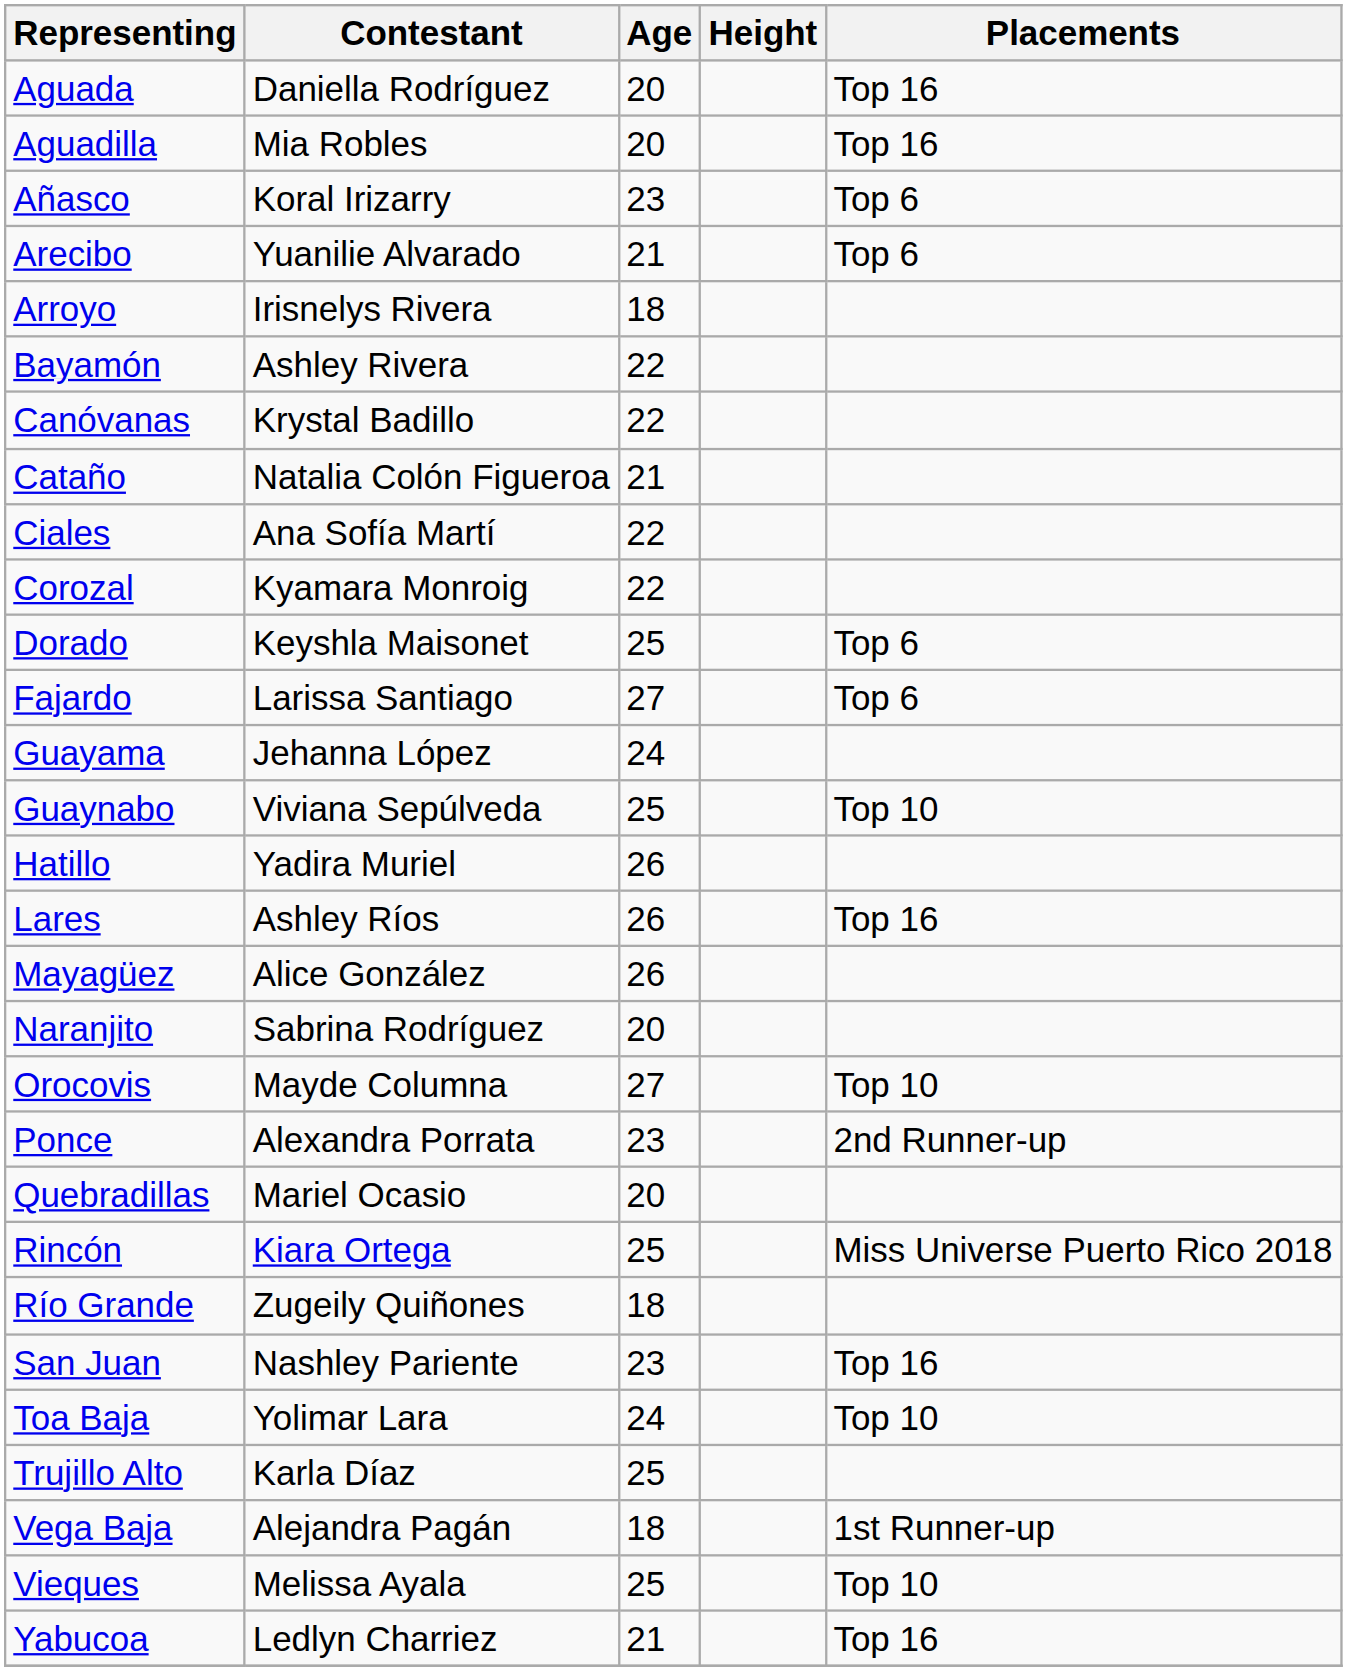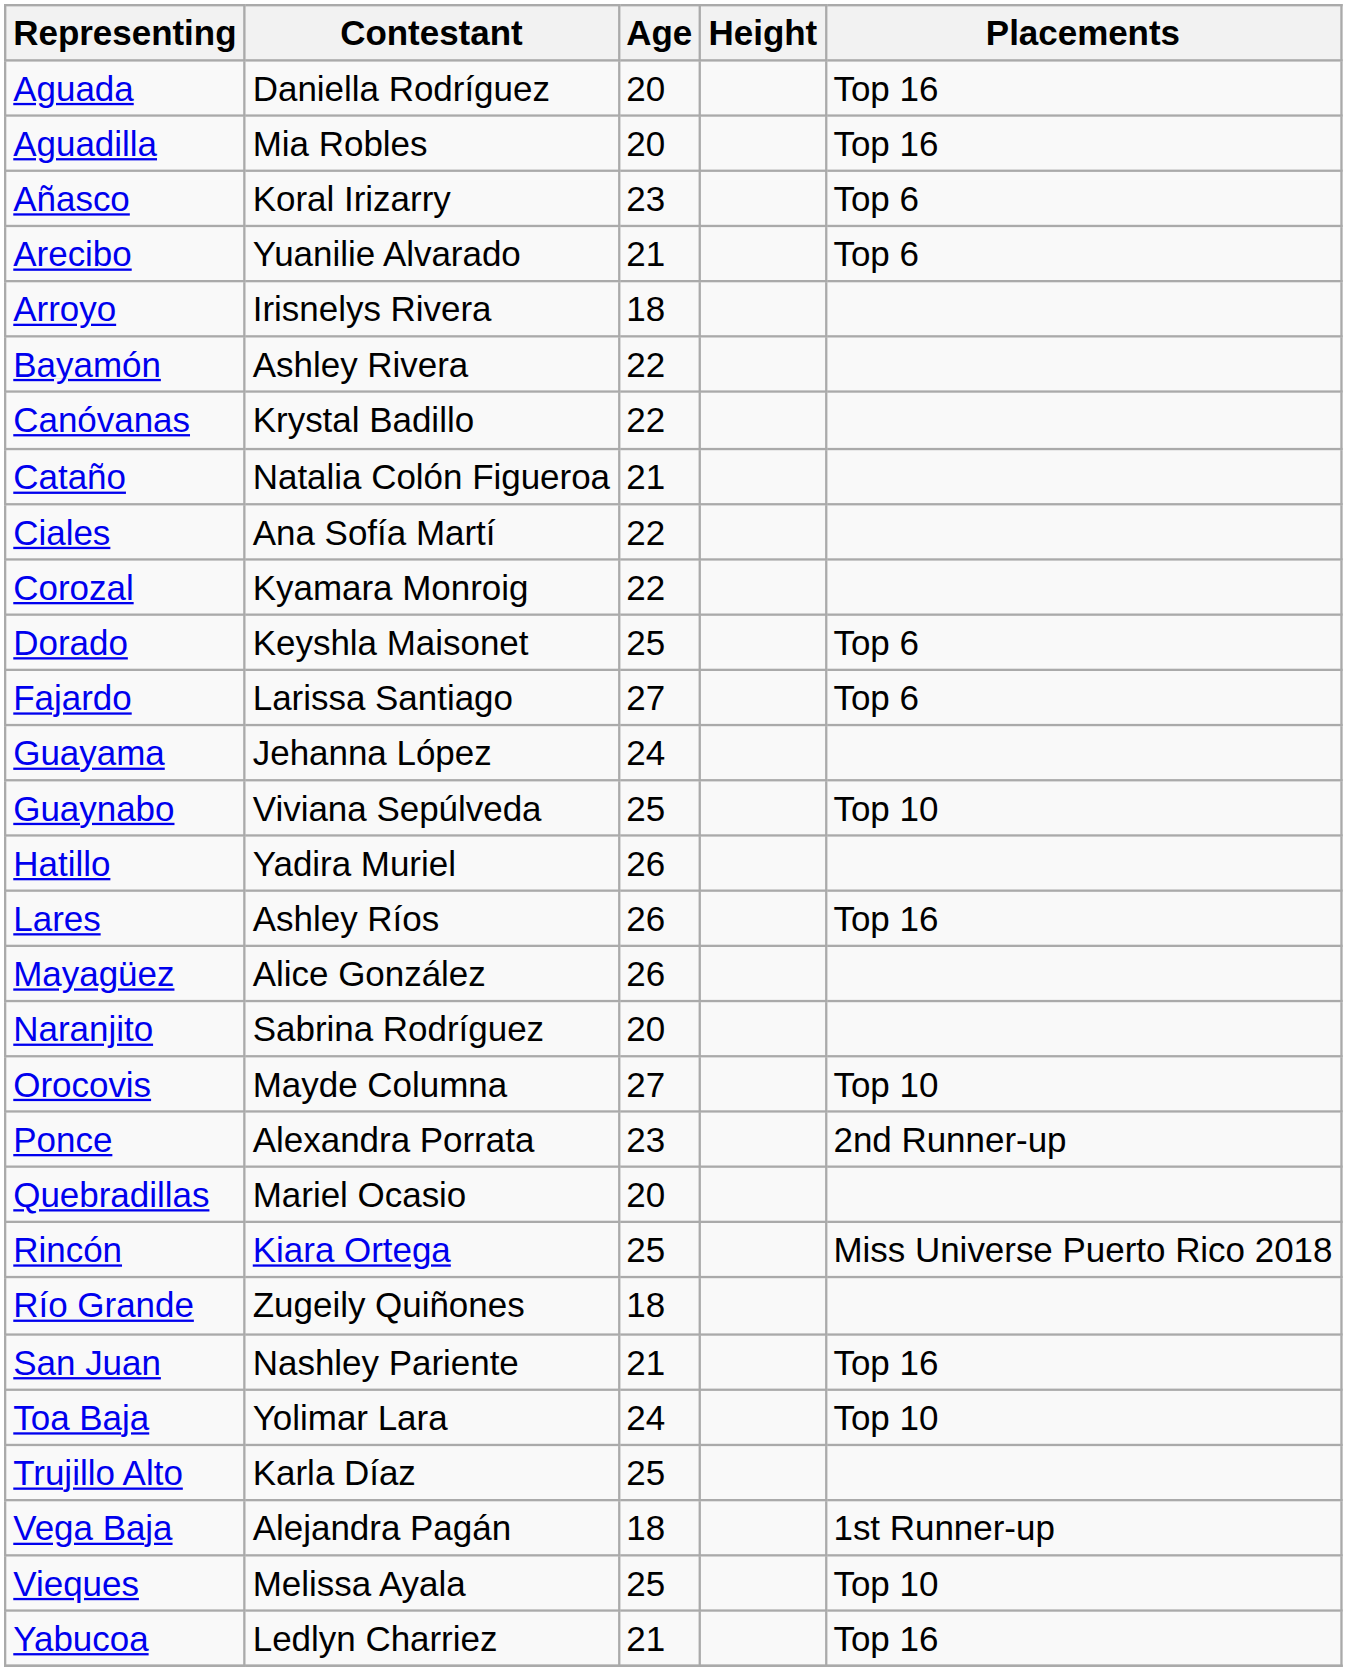(646, 1361) 23 -> (646, 1361) 21
